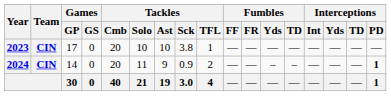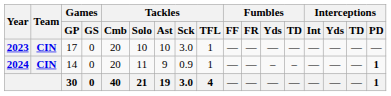(186, 47) 3.8 -> (186, 47) 3.0
(210, 64) 2 -> (210, 64) 1
